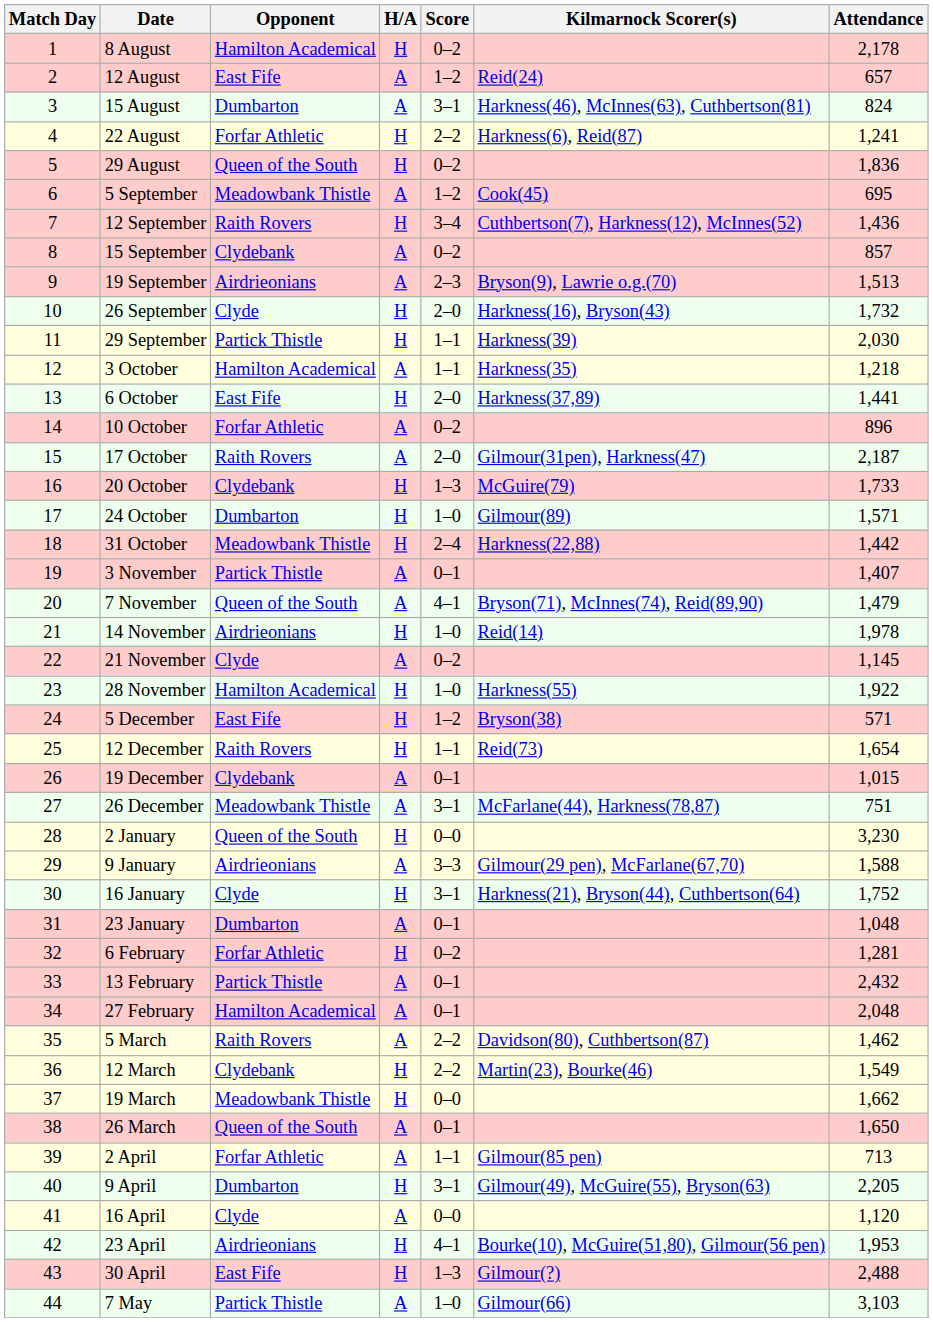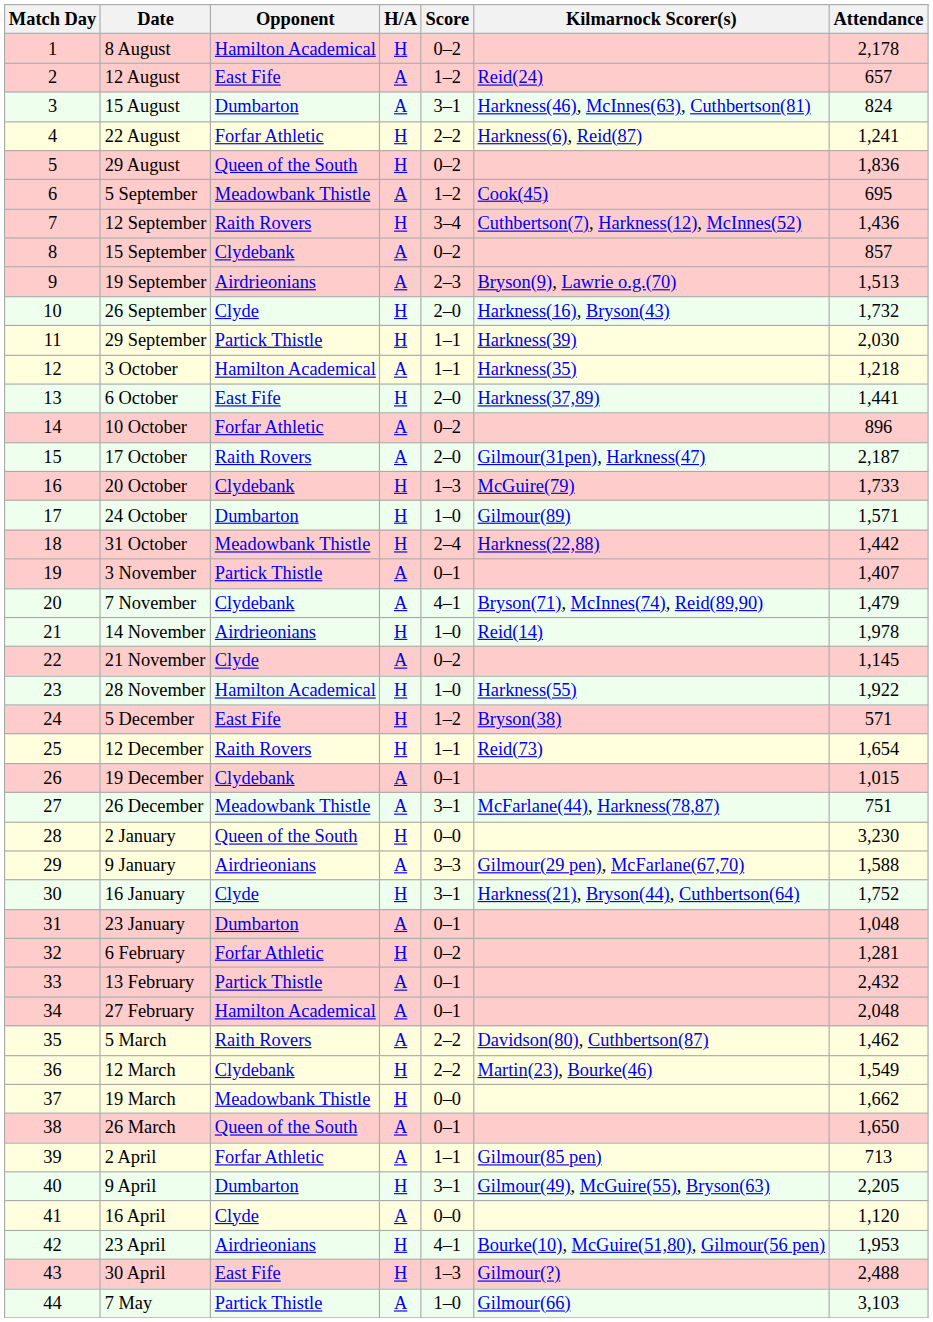(286, 602) Queen of the South -> (255, 602) Clydebank
